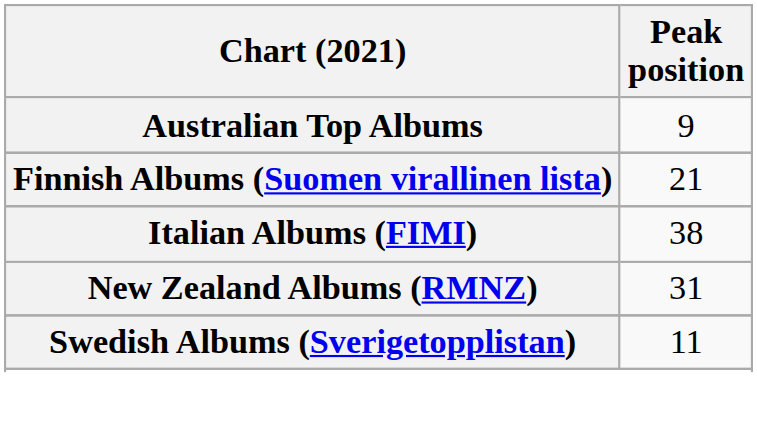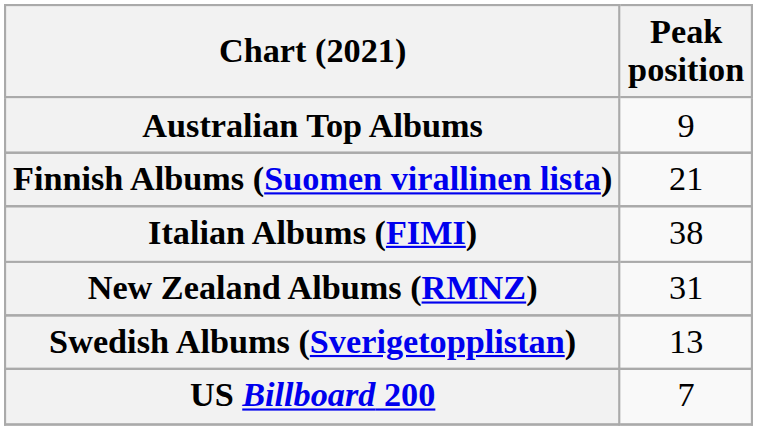(686, 341) 11 -> (686, 341) 13
+ row: (313, 395)
